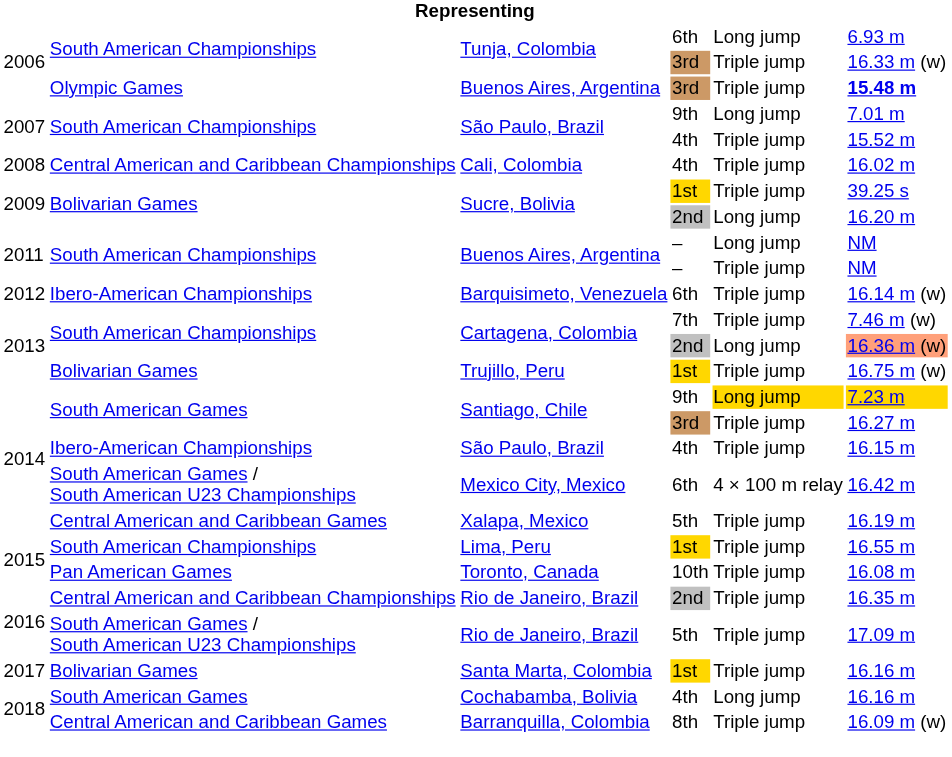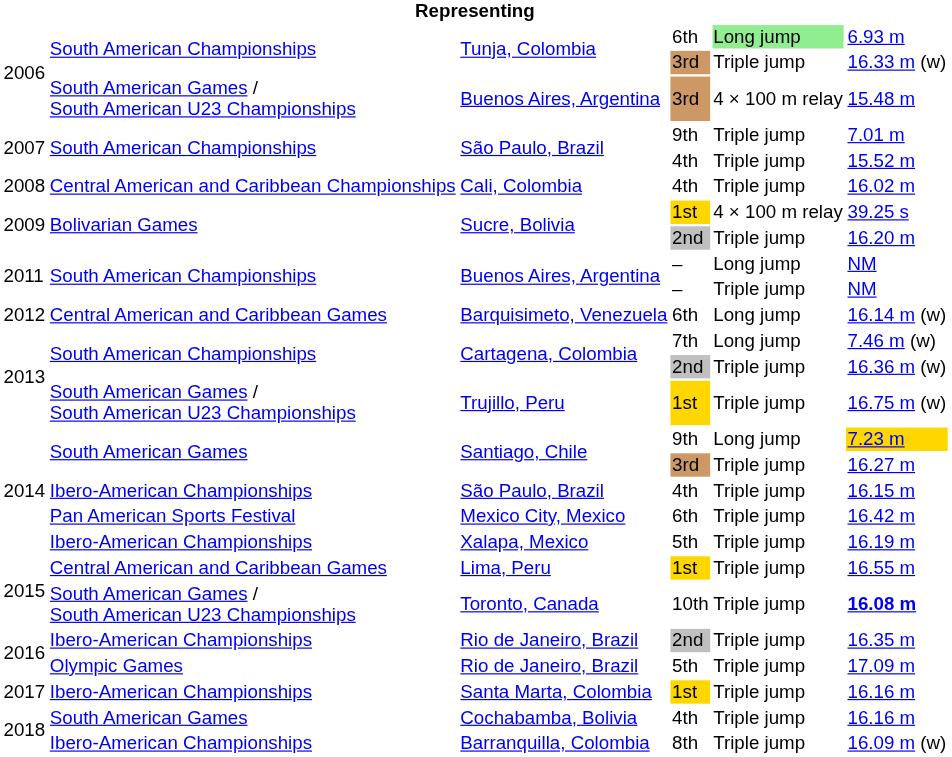(757, 36) no background -> (757, 36) lightgreen background
(116, 88) Olympic Games -> (203, 98) South American Games / South American U23 Championships
(759, 88) Triple jump -> (778, 98) 4 × 100 m relay
(882, 88) bold -> (881, 98) normal
(757, 113) Long jump -> (759, 134) Triple jump
(759, 191) Triple jump -> (778, 212) 4 × 100 m relay
(757, 216) Long jump -> (759, 237) Triple jump
(181, 294) Ibero-American Championships -> (218, 315) Central American and Caribbean Games
(759, 294) Triple jump -> (757, 315) Long jump
(759, 319) Triple jump -> (757, 340) Long jump
(757, 345) Long jump -> (759, 366) Triple jump
(897, 345) lightsalmon background -> (897, 366) no background
(124, 371) Bolivarian Games -> (203, 402) South American Games / South American U23 Championships
(757, 397) gold background -> (757, 439) no background
(203, 484) South American Games / South American U23 Championships -> (173, 516) Pan American Sports Festival
(778, 484) 4 × 100 m relay -> (759, 516) Triple jump
(218, 521) Central American and Caribbean Games -> (181, 542) Ibero-American Championships
(183, 546) South American Championships -> (218, 567) Central American and Caribbean Games
(141, 572) Pan American Games -> (203, 604) South American Games / South American U23 Championships
(881, 572) normal -> (882, 604) bold
(253, 598) Central American and Caribbean Championships -> (181, 640) Ibero-American Championships
(203, 634) South American Games / South American U23 Championships -> (116, 666) Olympic Games
(124, 670) Bolivarian Games -> (181, 691) Ibero-American Championships
(757, 696) Long jump -> (759, 717) Triple jump
(218, 722) Central American and Caribbean Games -> (181, 743) Ibero-American Championships
